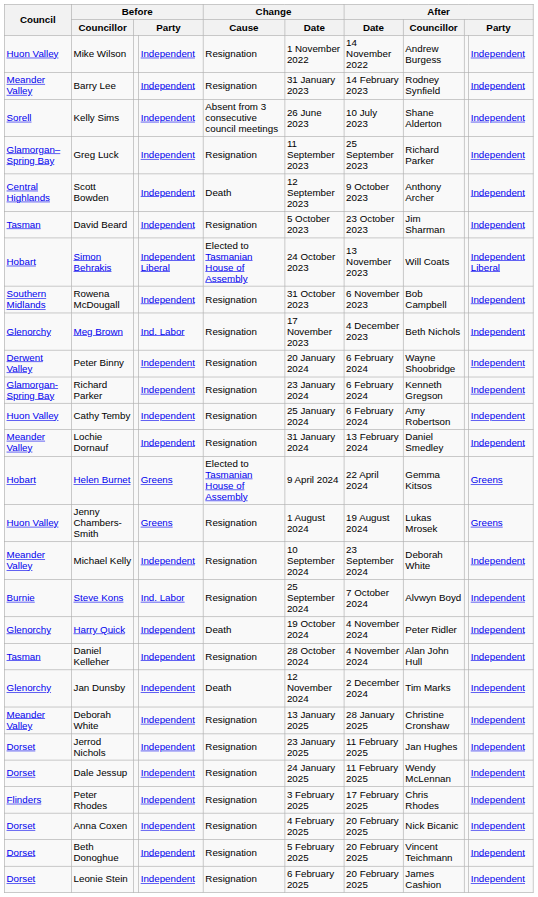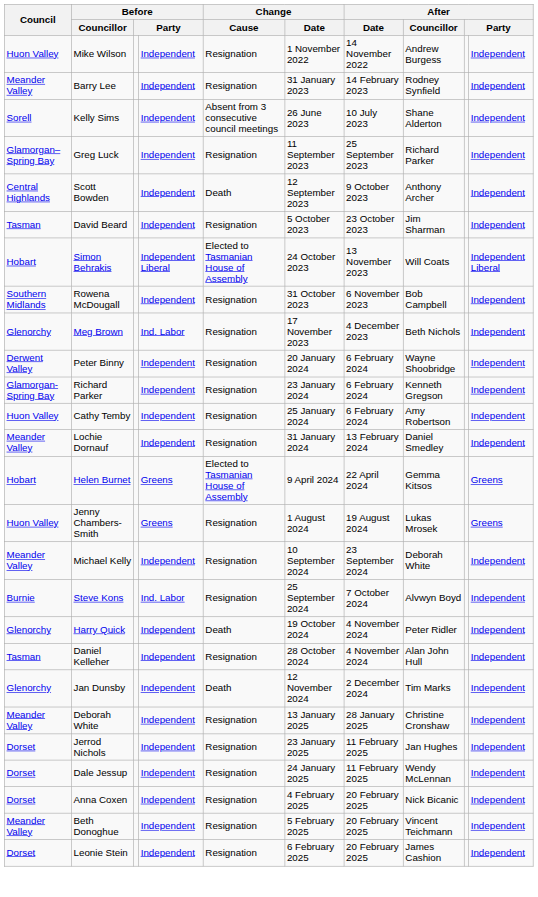- row: (90, 799)
(21, 852) Dorset -> (26, 826) Meander Valley
